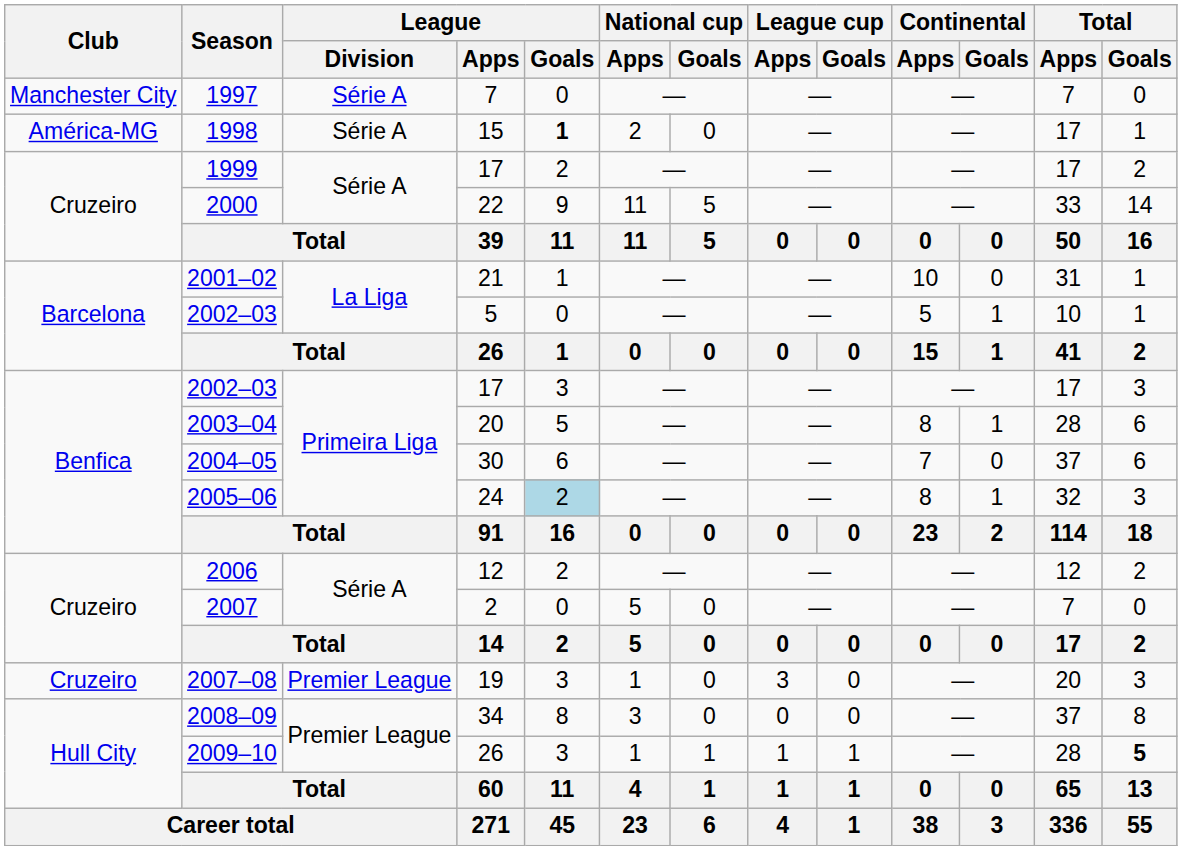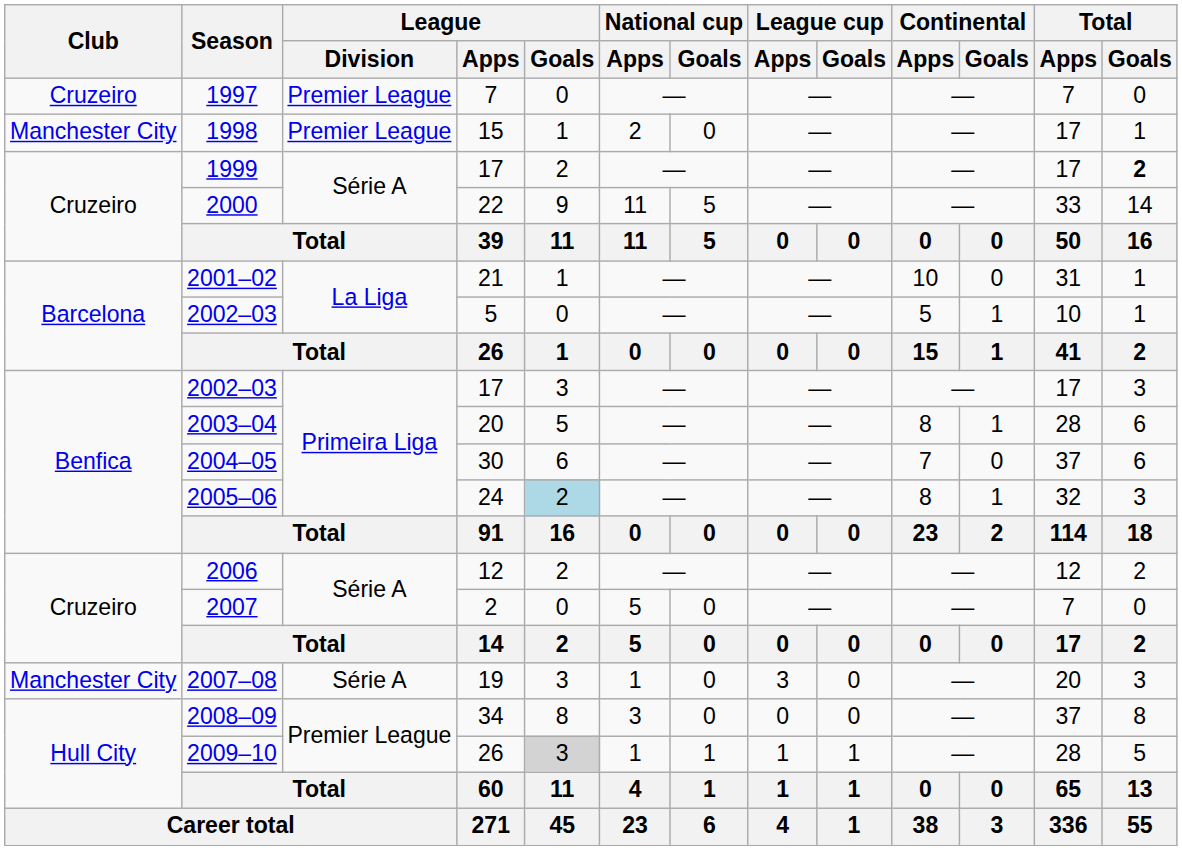(93, 95) Manchester City -> (93, 95) Cruzeiro
(369, 95) Série A -> (369, 95) Premier League
(93, 132) América-MG -> (93, 132) Manchester City
(369, 132) Série A -> (369, 132) Premier League
(562, 132) bold -> (562, 132) normal
(1140, 168) normal -> (1140, 168) bold
(93, 680) Cruzeiro -> (93, 680) Manchester City
(369, 680) Premier League -> (369, 680) Série A
(562, 753) no background -> (562, 753) lightgrey background
(1140, 753) bold -> (1140, 753) normal
